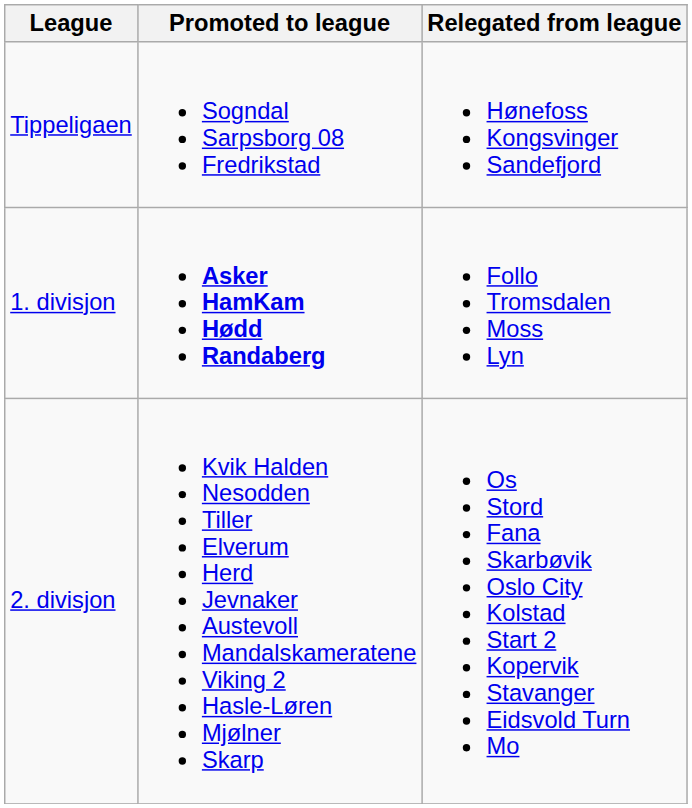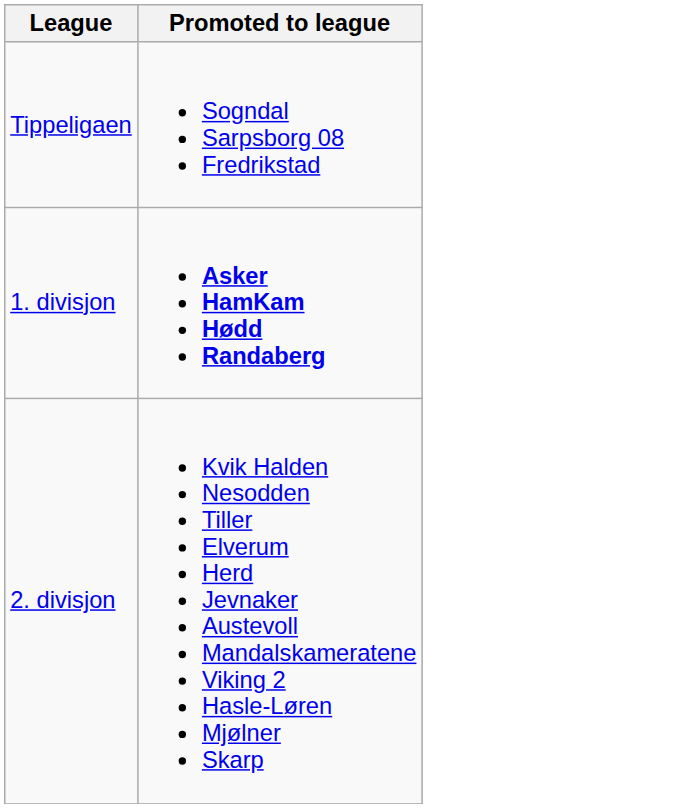- column: (554, 23)
